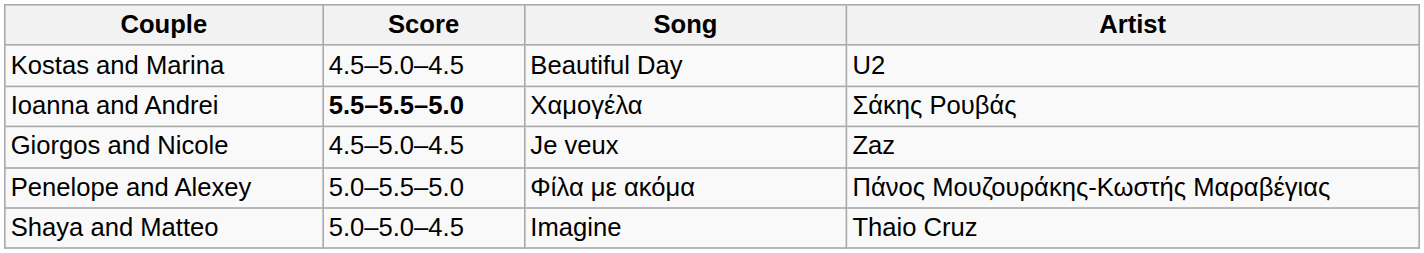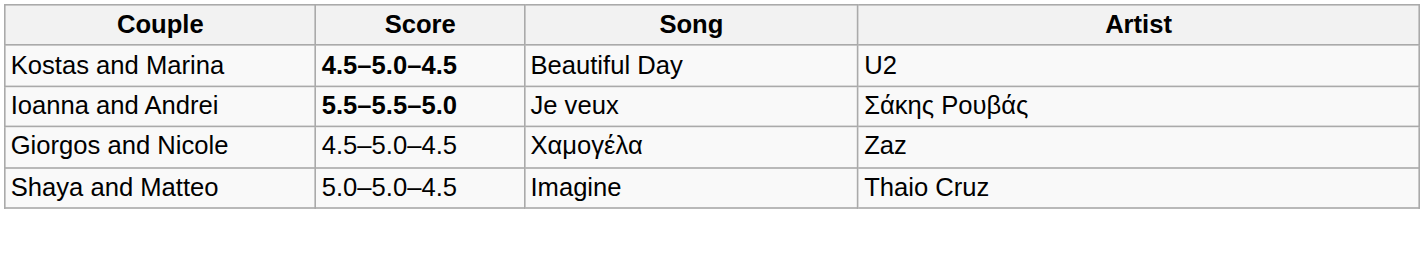(396, 65) normal -> (389, 65) bold
(587, 106) Χαμογέλα -> (575, 106) Je veux
(574, 146) Je veux -> (587, 146) Χαμογέλα
- row: (131, 187)
